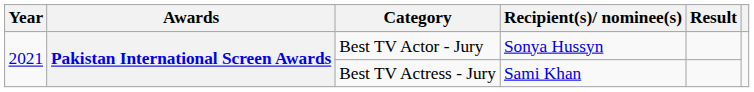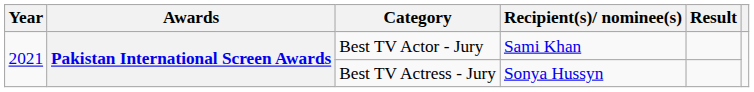(554, 45) Sonya Hussyn -> (543, 45) Sami Khan
(543, 73) Sami Khan -> (554, 73) Sonya Hussyn
